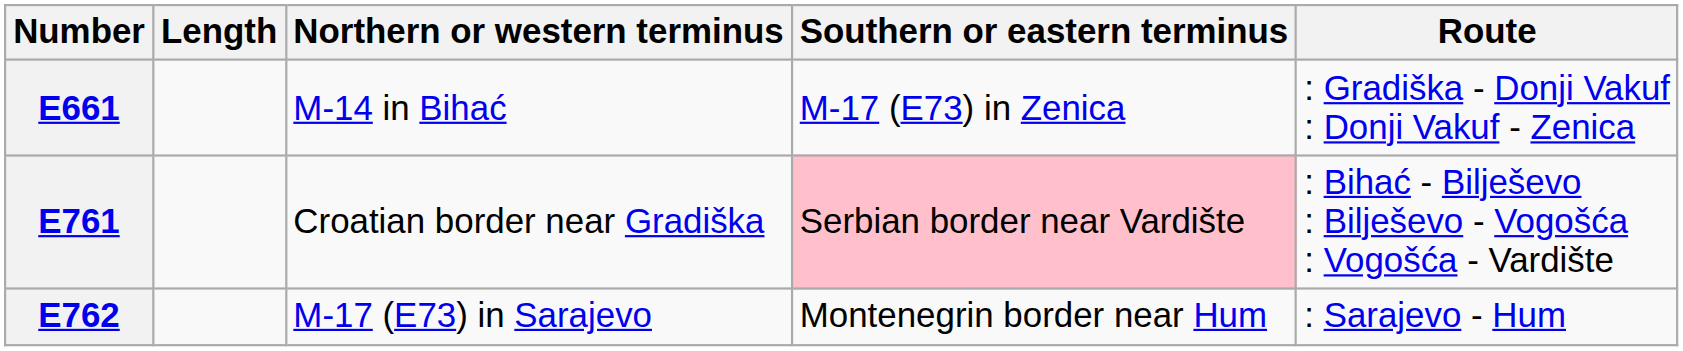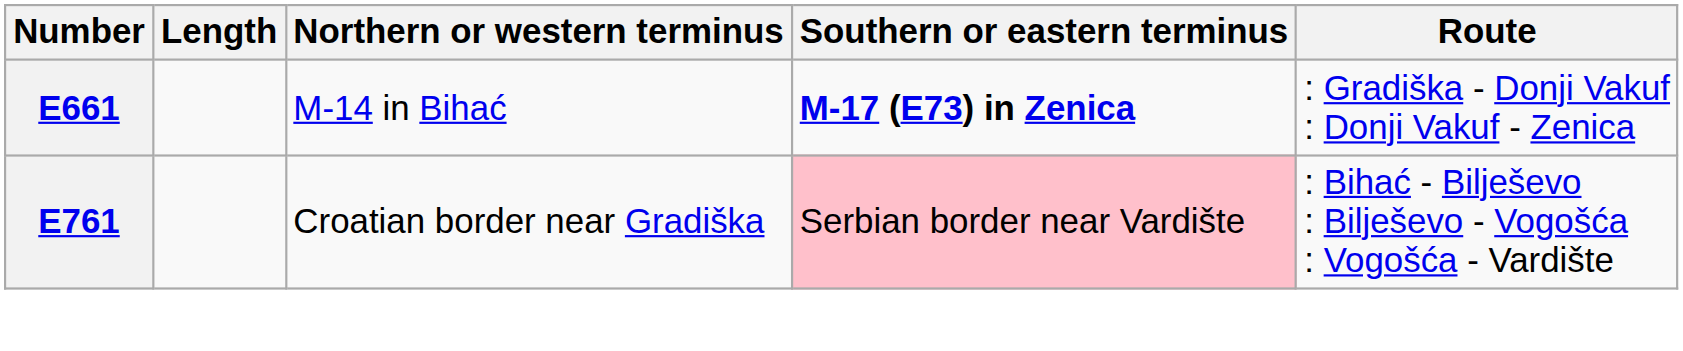(963, 107) normal -> (967, 107) bold
- row: (79, 315)
